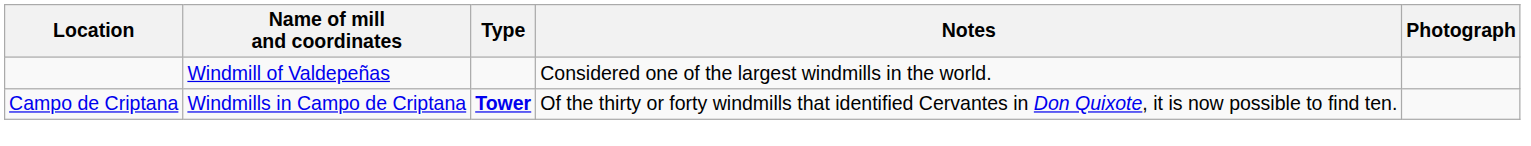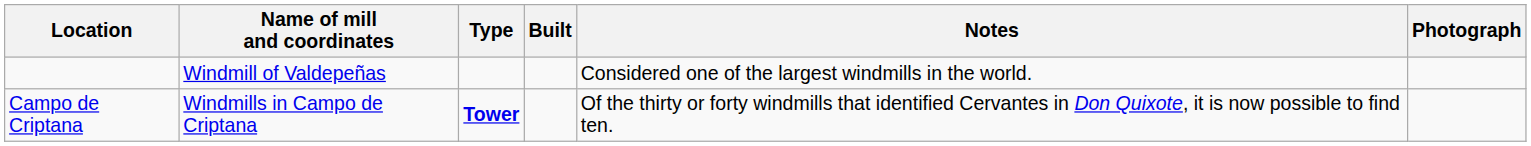+ column: (550, 30)
